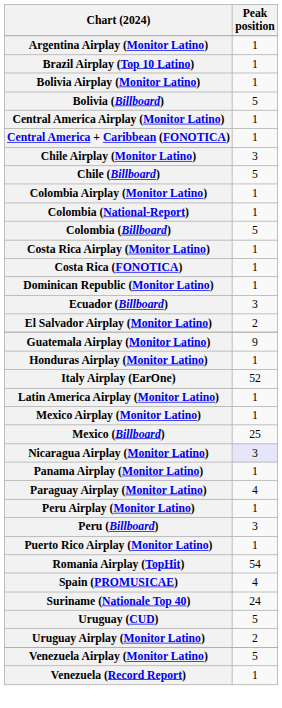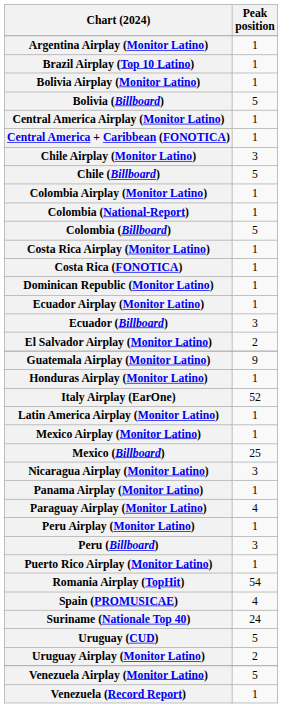+ row: (118, 304)
(255, 452) lavender background -> (255, 471) no background
